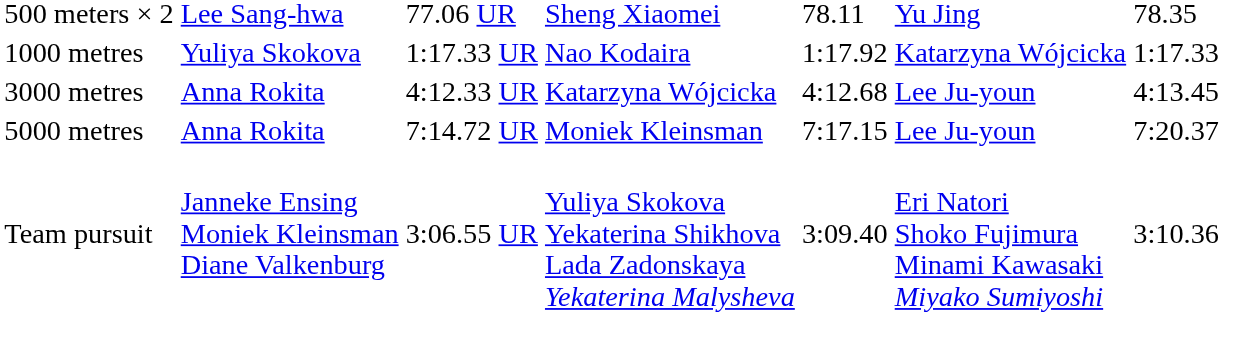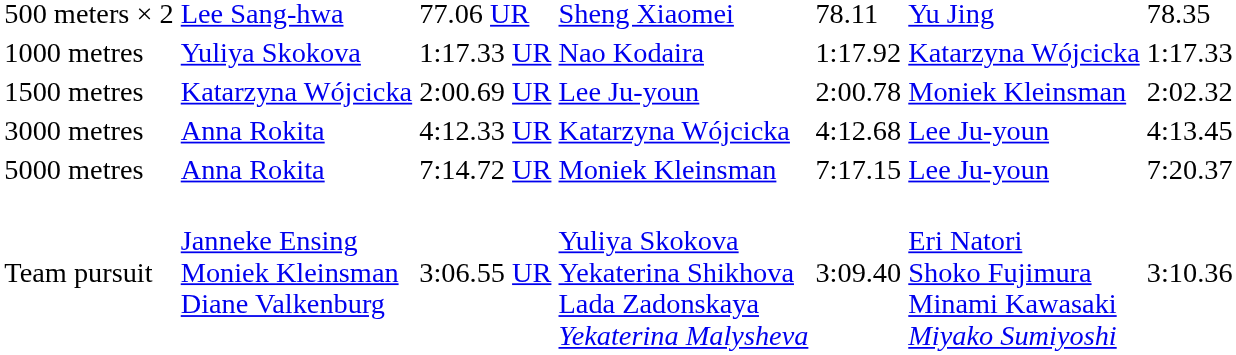+ row: (74, 91)
